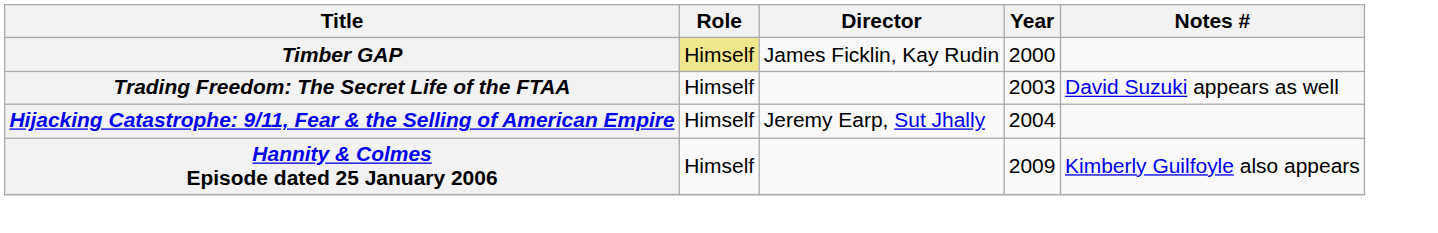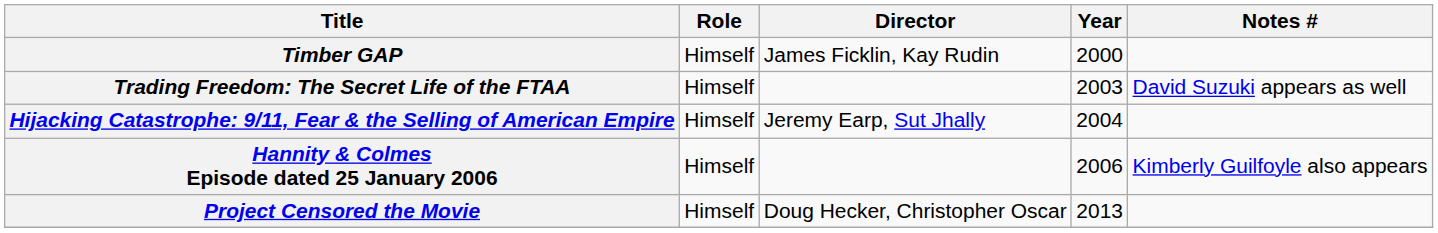(719, 54) khaki background -> (719, 54) no background
(1032, 165) 2009 -> (1100, 165) 2006
+ row: (342, 210)
